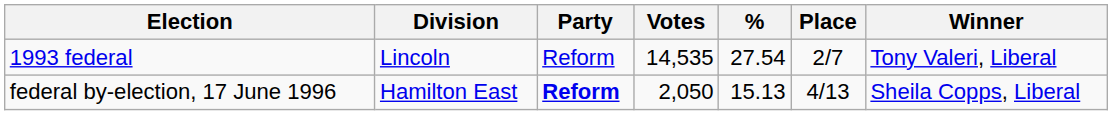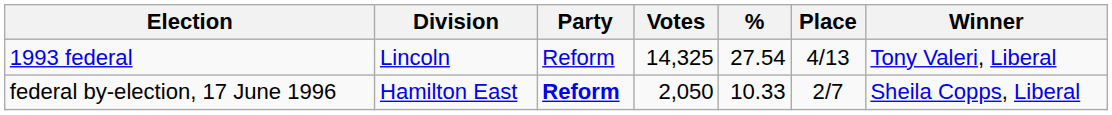(680, 57) 14,535 -> (680, 57) 14,325
(828, 57) 2/7 -> (828, 57) 4/13
(758, 92) 15.13 -> (758, 92) 10.33
(828, 92) 4/13 -> (828, 92) 2/7
